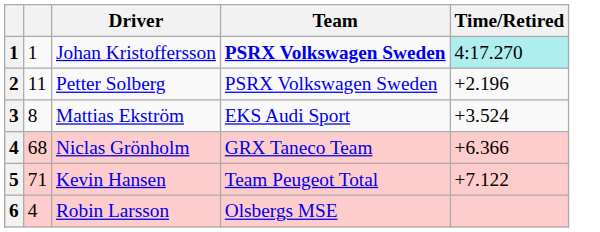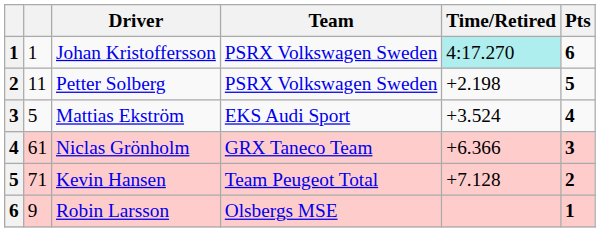+ column: (578, 20)
(335, 52) bold -> (331, 52) normal
(482, 84) +2.196 -> (473, 84) +2.198
(33, 116) 8 -> (33, 116) 5
(37, 147) 68 -> (37, 147) 61
(482, 179) +7.122 -> (473, 179) +7.128
(33, 211) 4 -> (33, 211) 9
